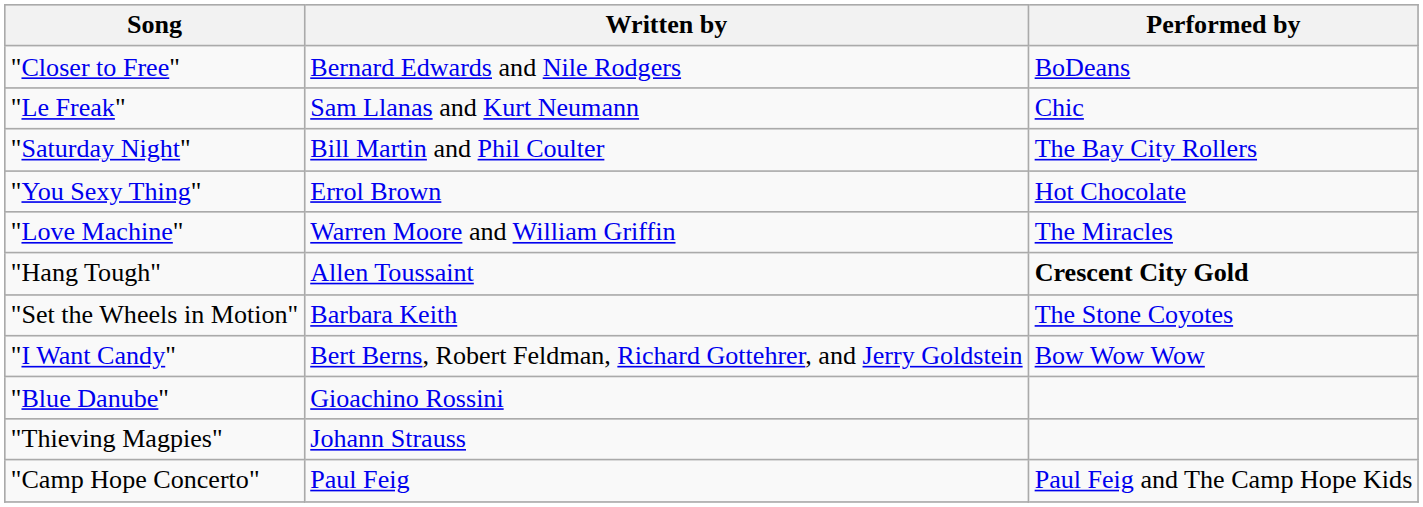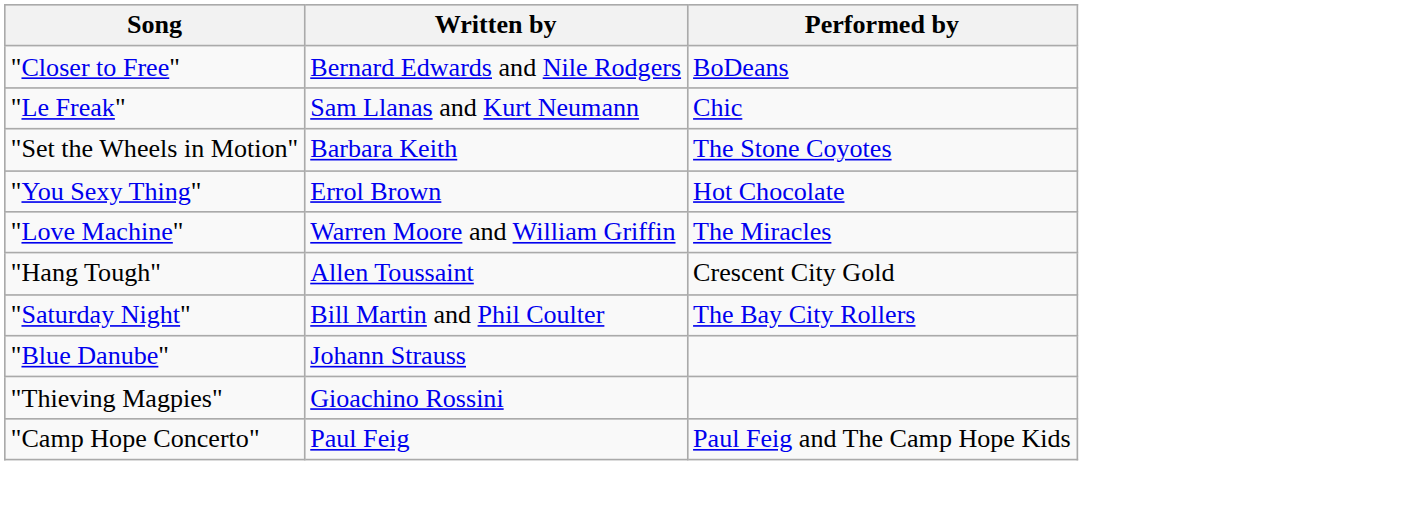rows swapped: (101, 149) <-> (155, 314)
(1142, 273) bold -> (794, 273) normal
- row: (93, 356)
(407, 397) Gioachino Rossini -> (388, 356) Johann Strauss
(388, 438) Johann Strauss -> (407, 397) Gioachino Rossini
